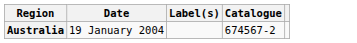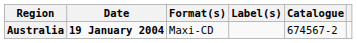+ column: (198, 13)
(117, 30) normal -> (117, 30) bold
